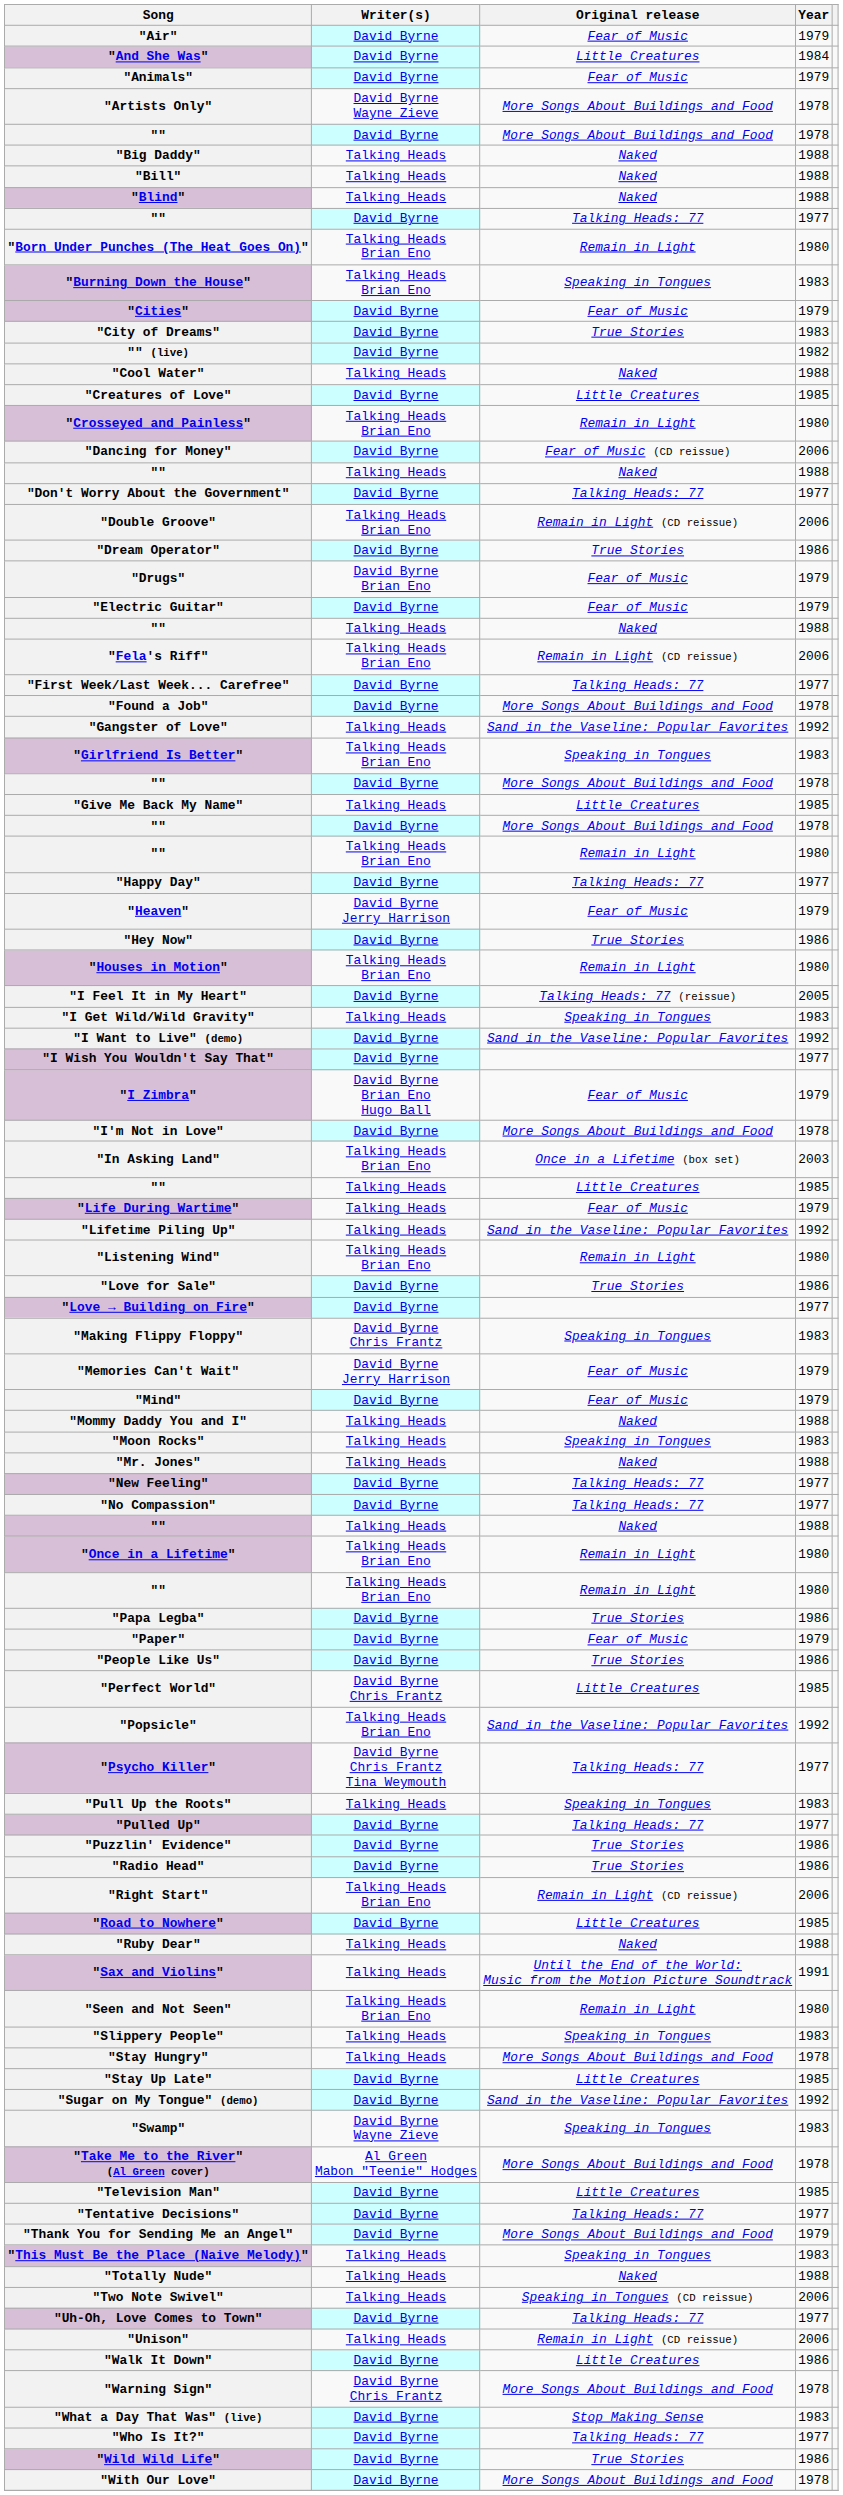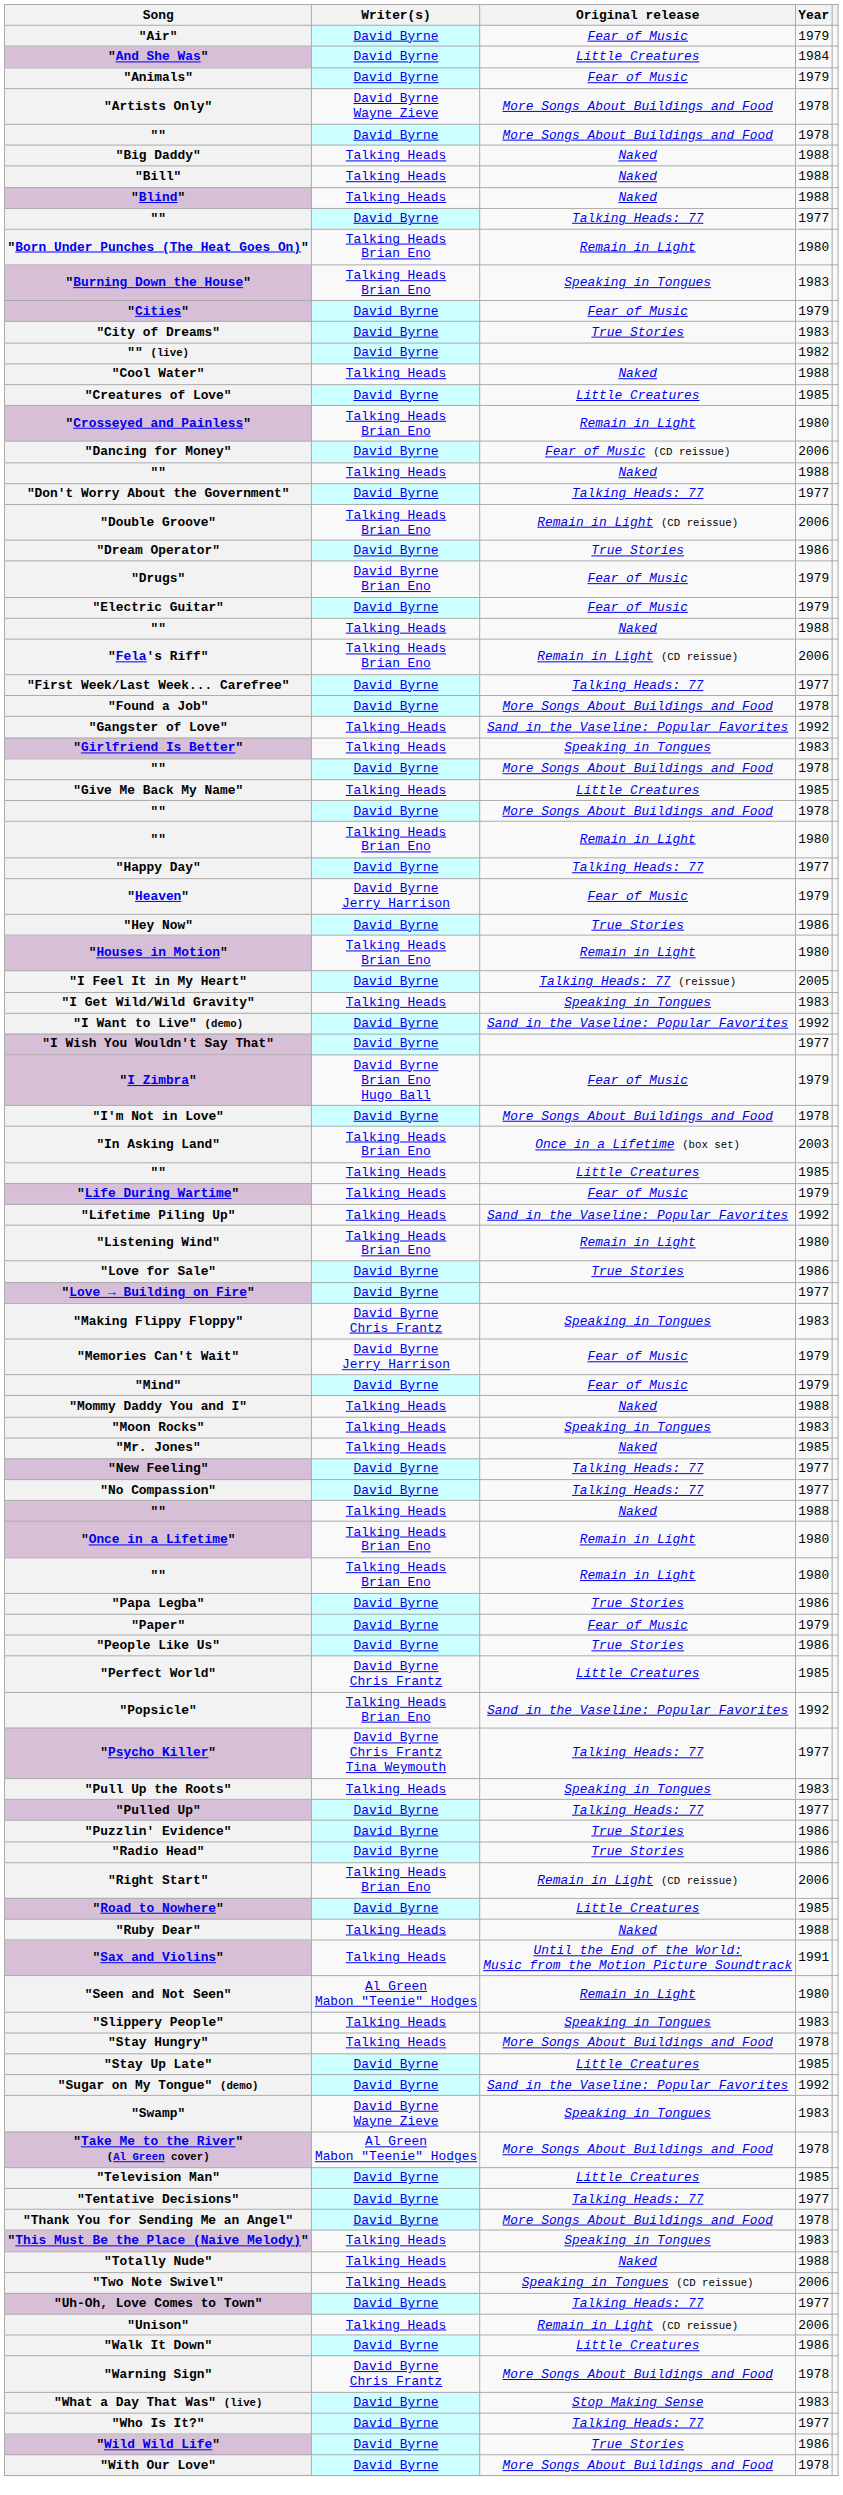(396, 756) Talking Heads Brian Eno -> (396, 748) Talking Heads
(814, 1463) 1988 -> (814, 1448) 1985
(396, 2009) Talking Heads Brian Eno -> (396, 1994) Al Green Mabon "Teenie" Hodges
(814, 2235) 1979 -> (814, 2220) 1978
